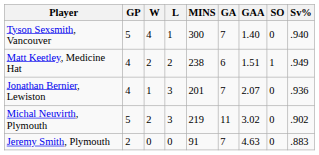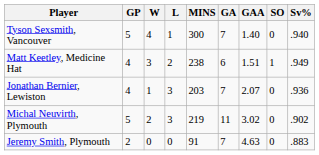(149, 63) 2 -> (149, 63) 3
(196, 91) 201 -> (196, 91) 203
